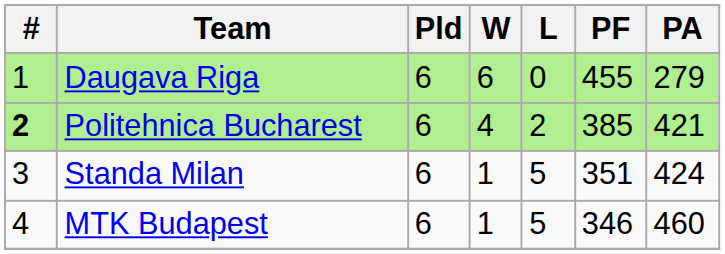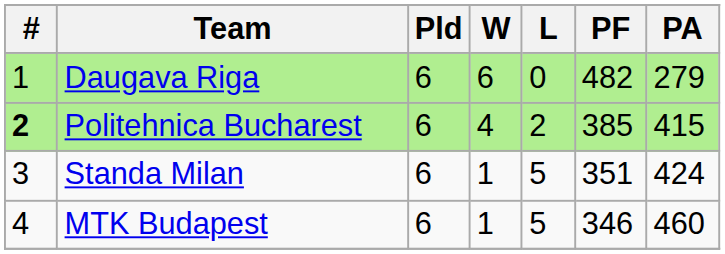(607, 77) 455 -> (607, 77) 482
(679, 126) 421 -> (679, 126) 415
